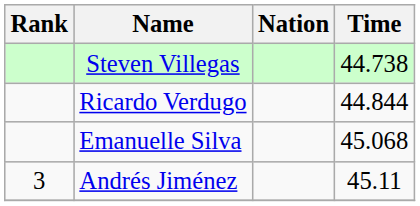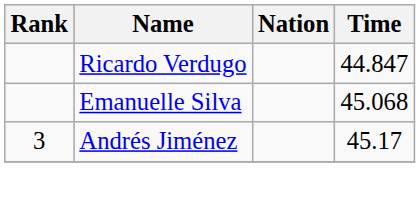- row: (163, 63)
(374, 102) 44.844 -> (374, 63) 44.847
(374, 180) 45.11 -> (374, 141) 45.17
